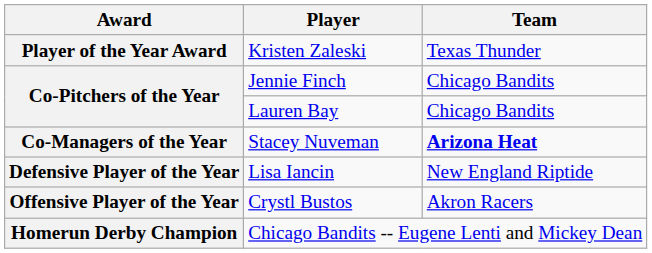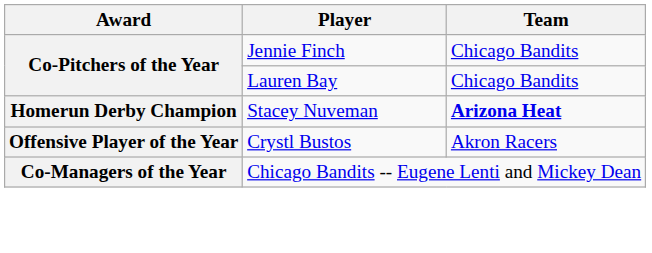- row: (307, 50)
(124, 141) Co-Managers of the Year -> (124, 111) Homerun Derby Champion
- row: (291, 171)
(124, 232) Homerun Derby Champion -> (124, 171) Co-Managers of the Year
